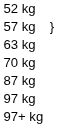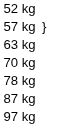+ row: (20, 81)
- row: (23, 117)
